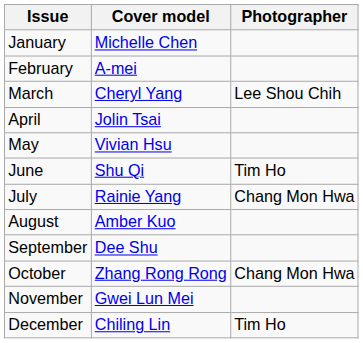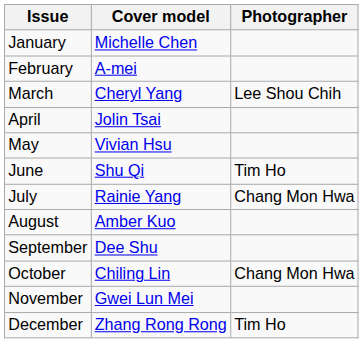(161, 273) Zhang Rong Rong -> (132, 273) Chiling Lin
(132, 324) Chiling Lin -> (161, 324) Zhang Rong Rong
